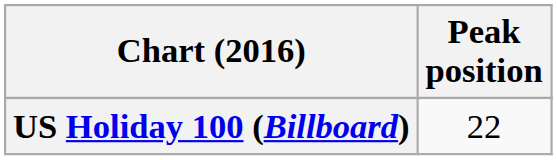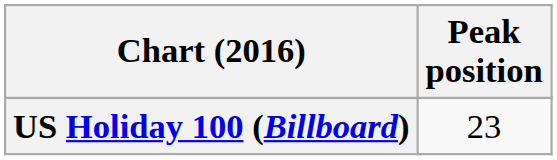(484, 125) 22 -> (484, 125) 23
